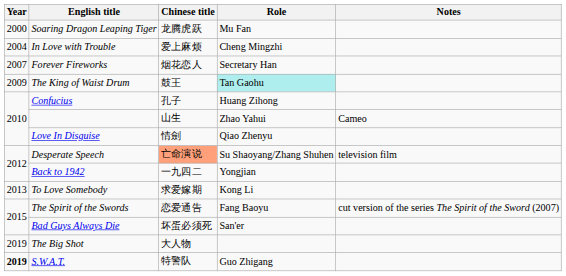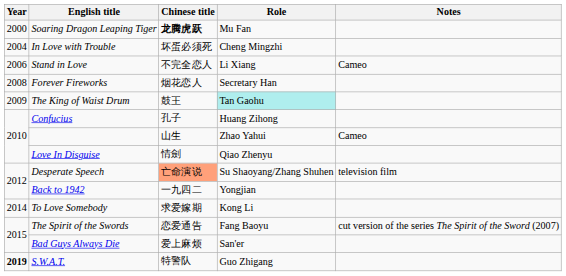(181, 29) normal -> (181, 29) bold
(181, 46) 爱上麻烦 -> (186, 46) 坏蛋必须死
+ row: (59, 65)
(17, 65) 2007 -> (17, 83) 2008
(17, 190) 2013 -> (17, 208) 2014
(186, 225) 坏蛋必须死 -> (181, 243) 爱上麻烦
- row: (57, 243)
